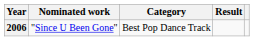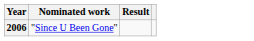- column: (166, 12)
